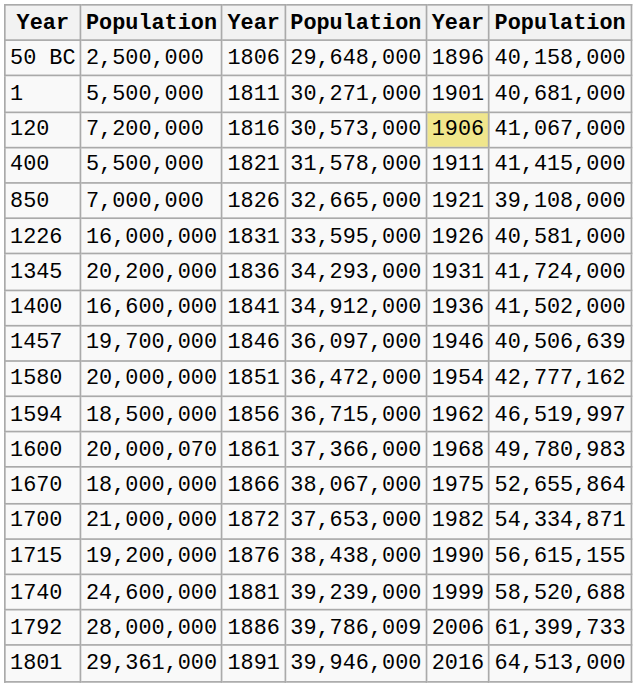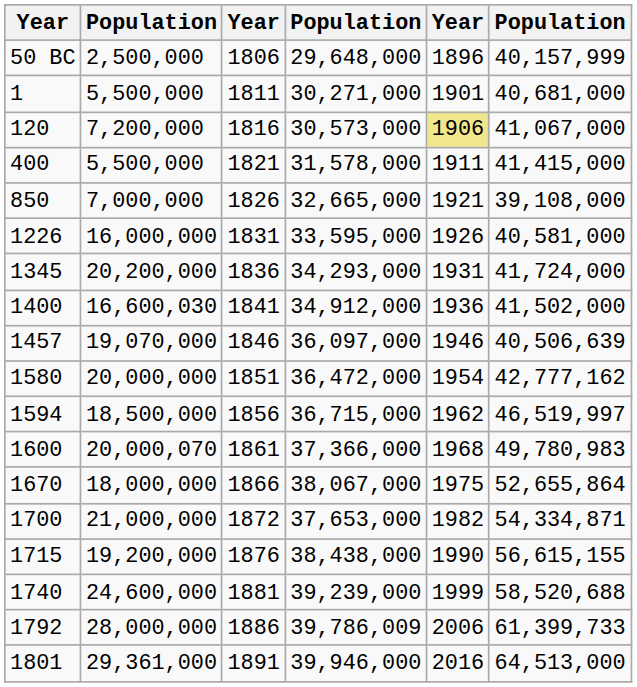(560, 58) 40,158,000 -> (560, 58) 40,157,999
(152, 307) 16,600,000 -> (152, 307) 16,600,030
(152, 343) 19,700,000 -> (152, 343) 19,070,000
